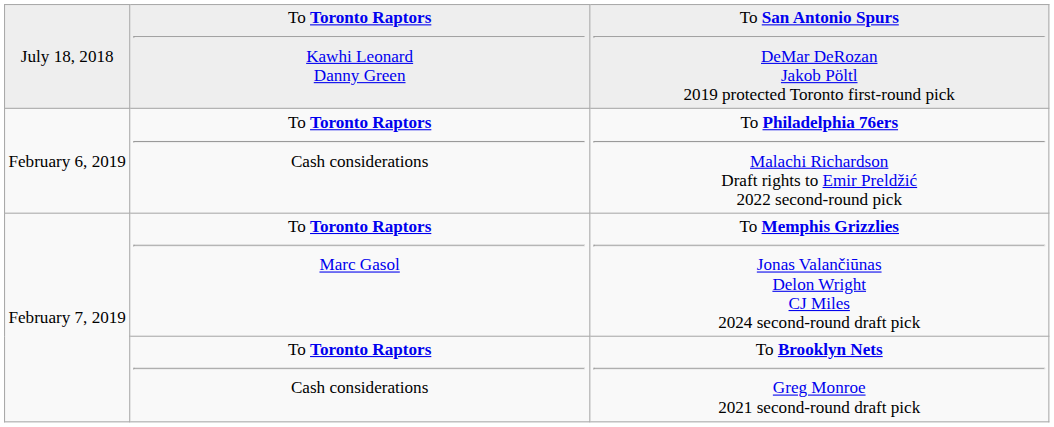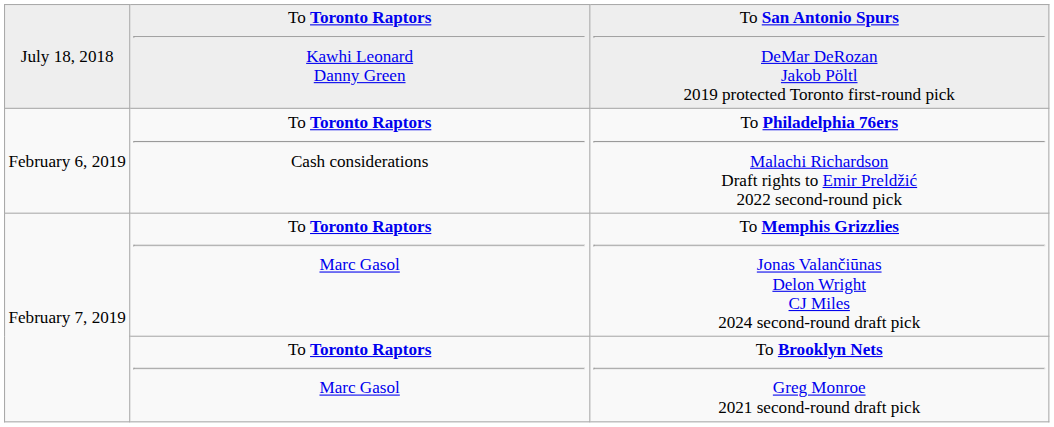(360, 369) To Toronto Raptors Cash considerations -> (360, 369) To Toronto Raptors Marc Gasol
